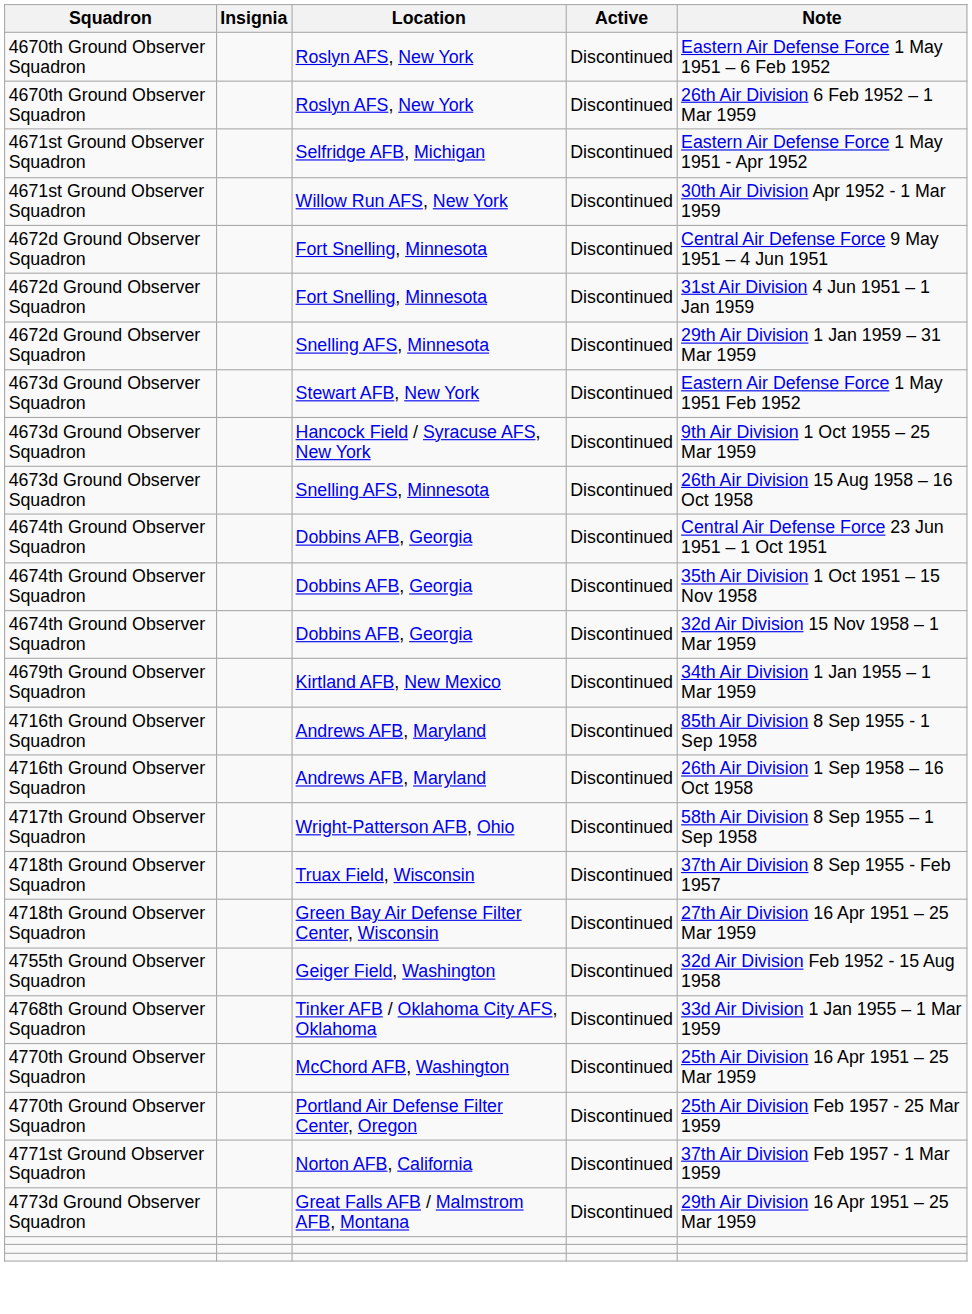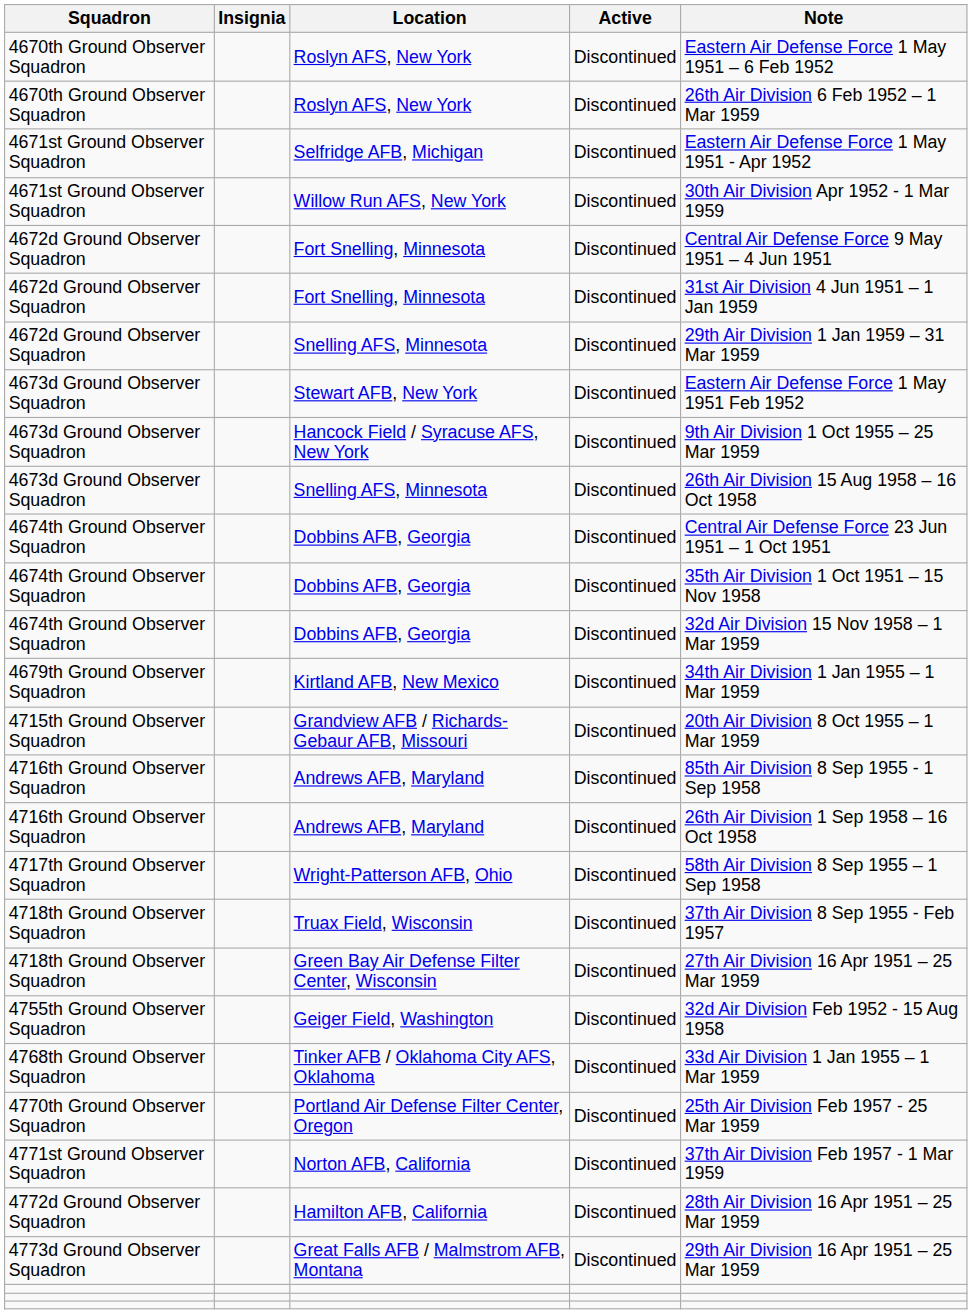+ row: (107, 730)
- row: (107, 1067)
+ row: (104, 1212)
